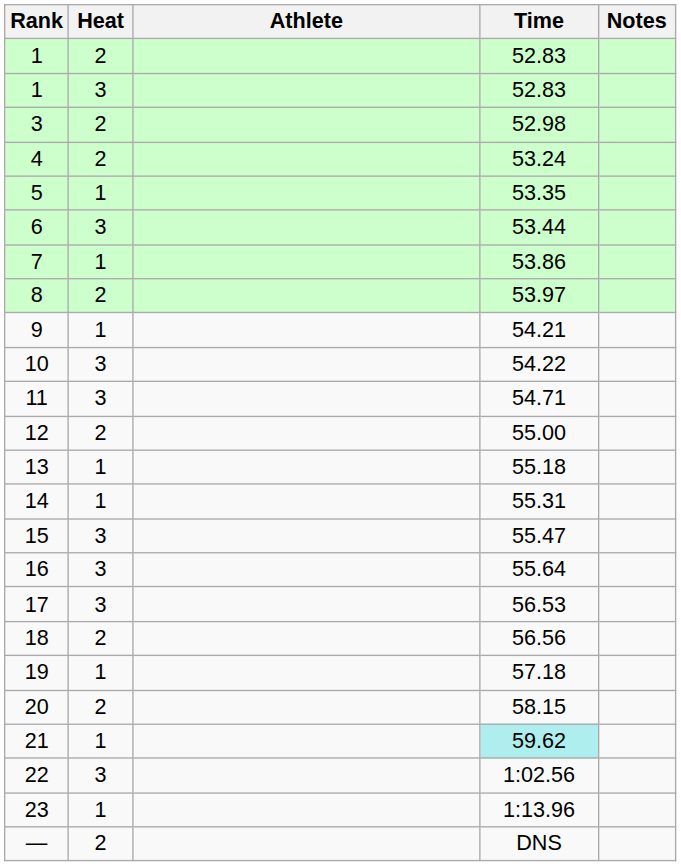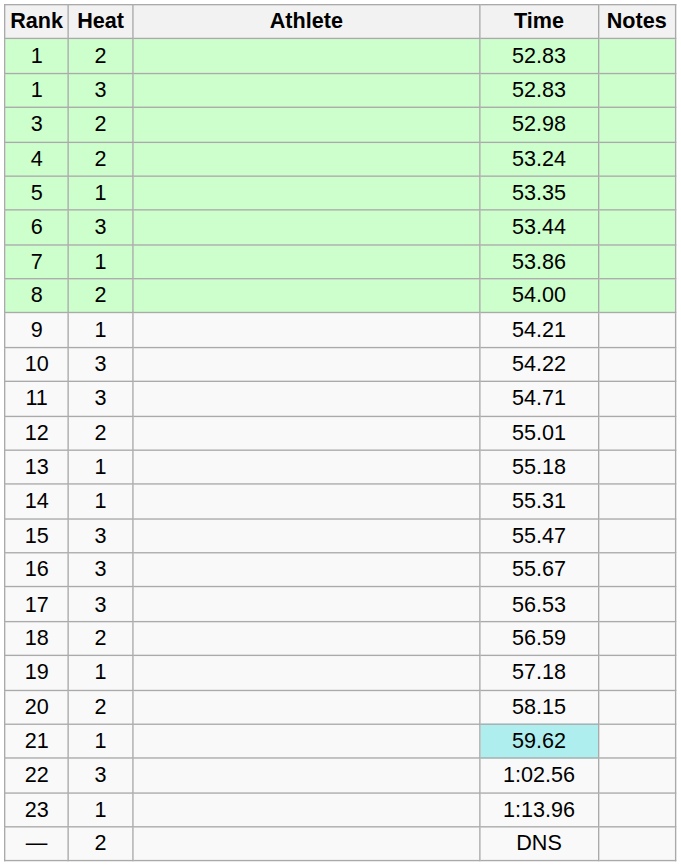(539, 295) 53.97 -> (539, 295) 54.00
(539, 432) 55.00 -> (539, 432) 55.01
(539, 569) 55.64 -> (539, 569) 55.67
(539, 638) 56.56 -> (539, 638) 56.59
